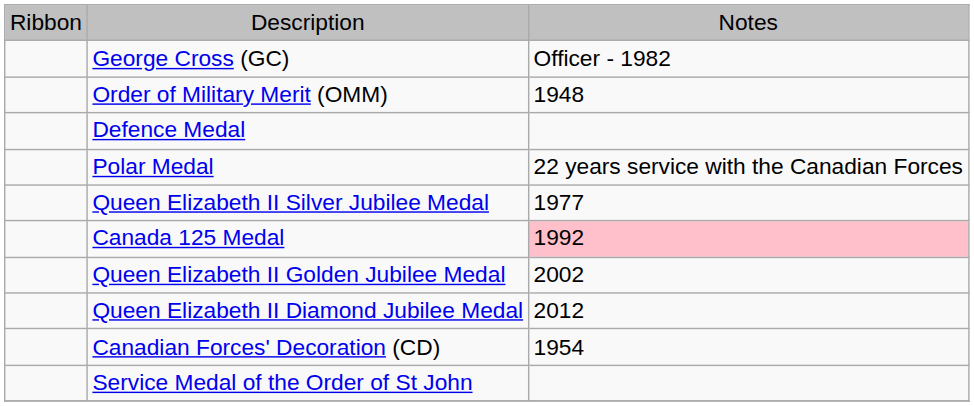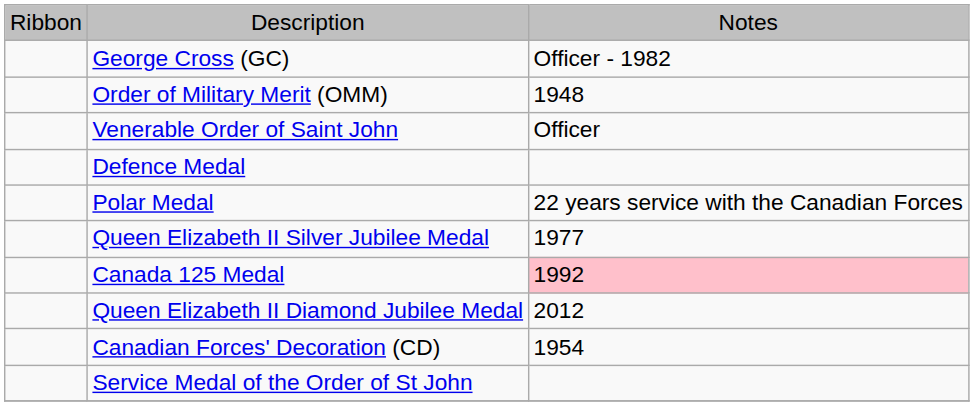+ row: (245, 130)
- row: (299, 274)
